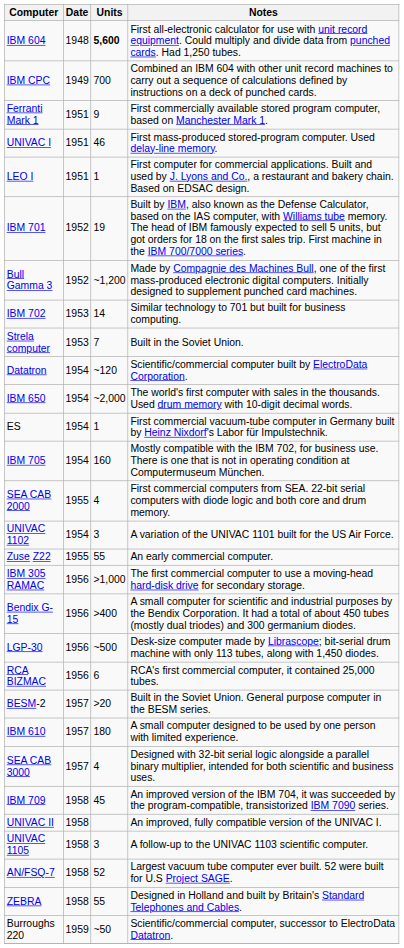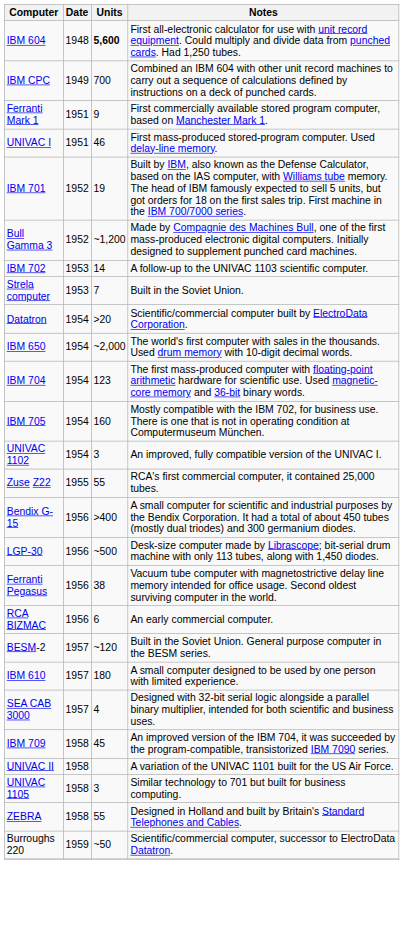- row: (20, 177)
(238, 314) Similar technology to 701 but built for business computing. -> (249, 268) A follow-up to the UNIVAC 1103 scientific computer.
(105, 370) ~120 -> (102, 319) >20
+ row: (26, 381)
- row: (14, 427)
- row: (29, 501)
(262, 535) A variation of the UNIVAC 1101 built for the US Air Force. -> (256, 455) An improved, fully compatible version of the UNIVAC I.
(202, 557) An early commercial computer. -> (252, 483) RCA's first commercial computer, it contained 25,000 tubes.
- row: (26, 579)
+ row: (27, 585)
(252, 676) RCA's first commercial computer, it contained 25,000 tubes. -> (202, 619) An early commercial computer.
(102, 704) >20 -> (105, 647) ~120
(256, 822) An improved, fully compatible version of the UNIVAC I. -> (262, 766) A variation of the UNIVAC 1101 built for the US Air Force.
(249, 845) A follow-up to the UNIVAC 1103 scientific computer. -> (238, 788) Similar technology to 701 but built for business computing.
- row: (31, 873)
